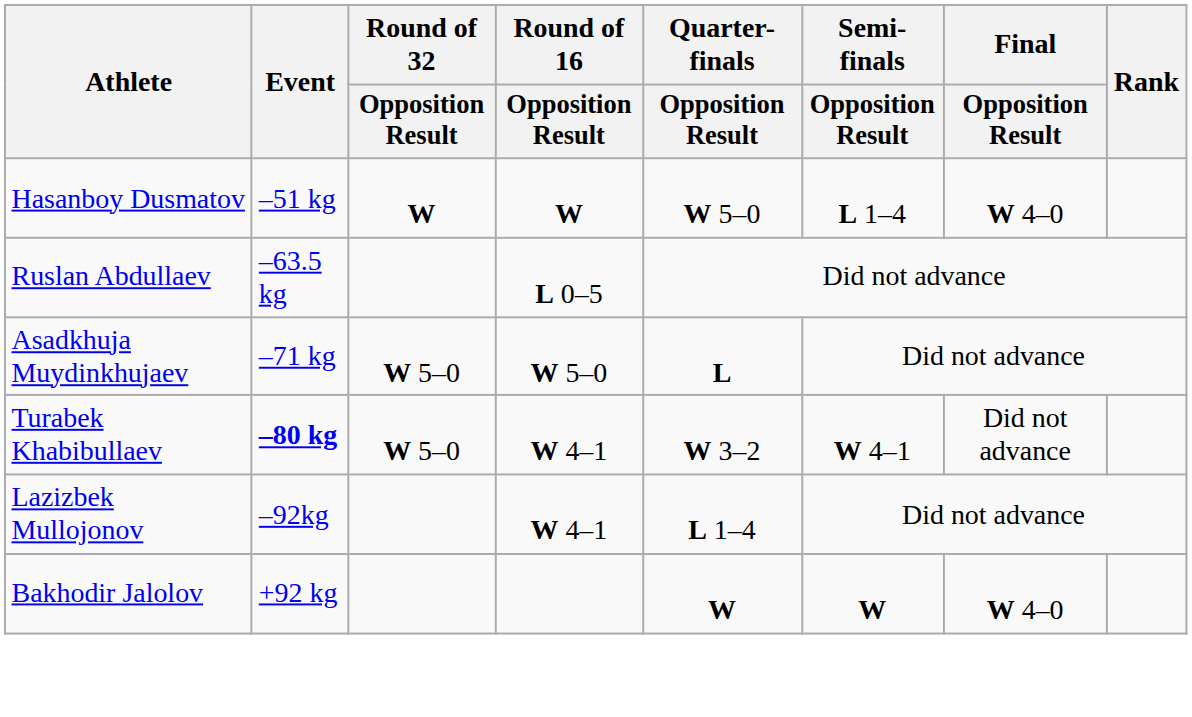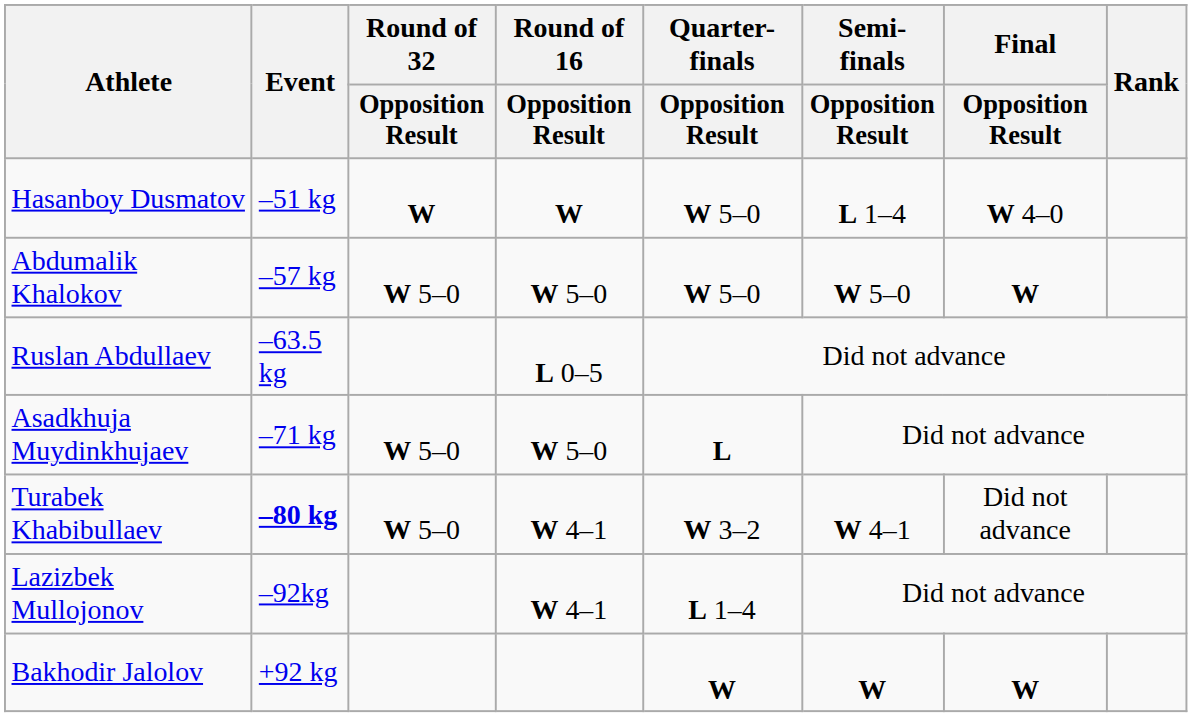+ row: (74, 277)
(1025, 609) W 4–0 -> (1025, 688) W
